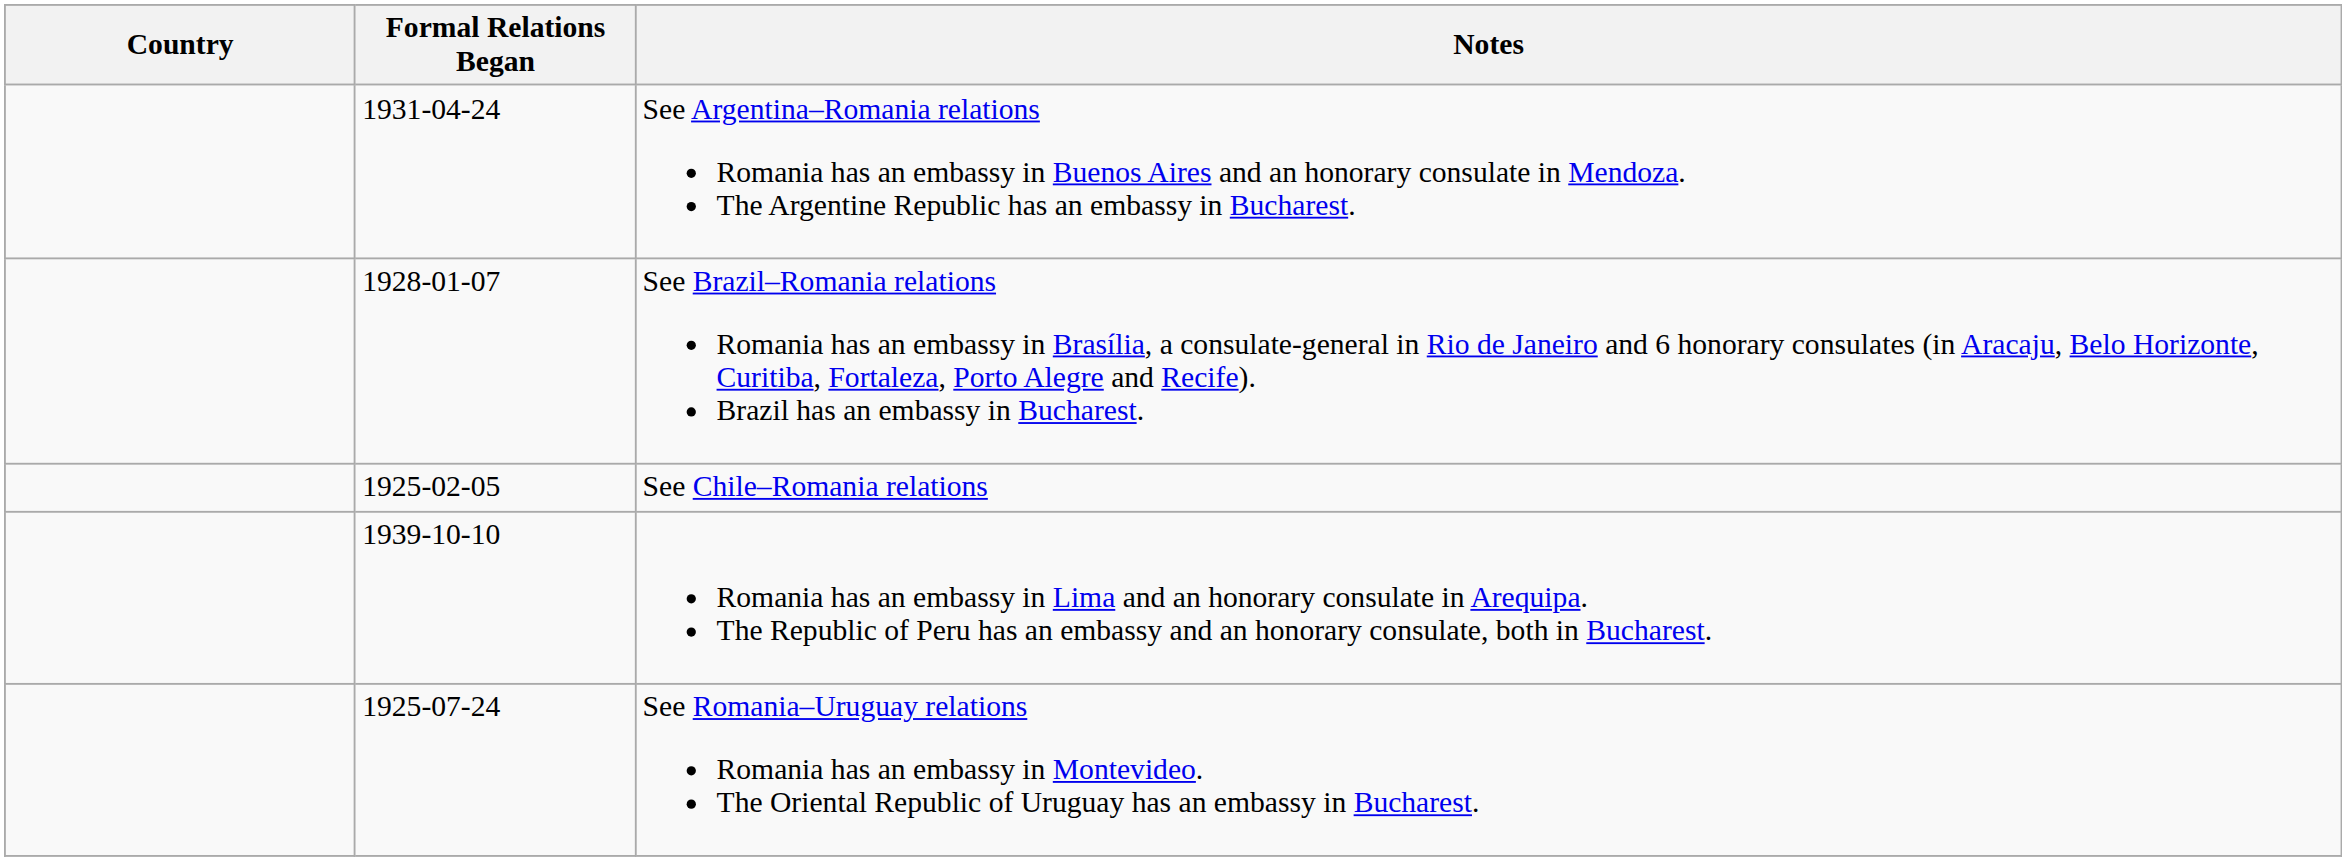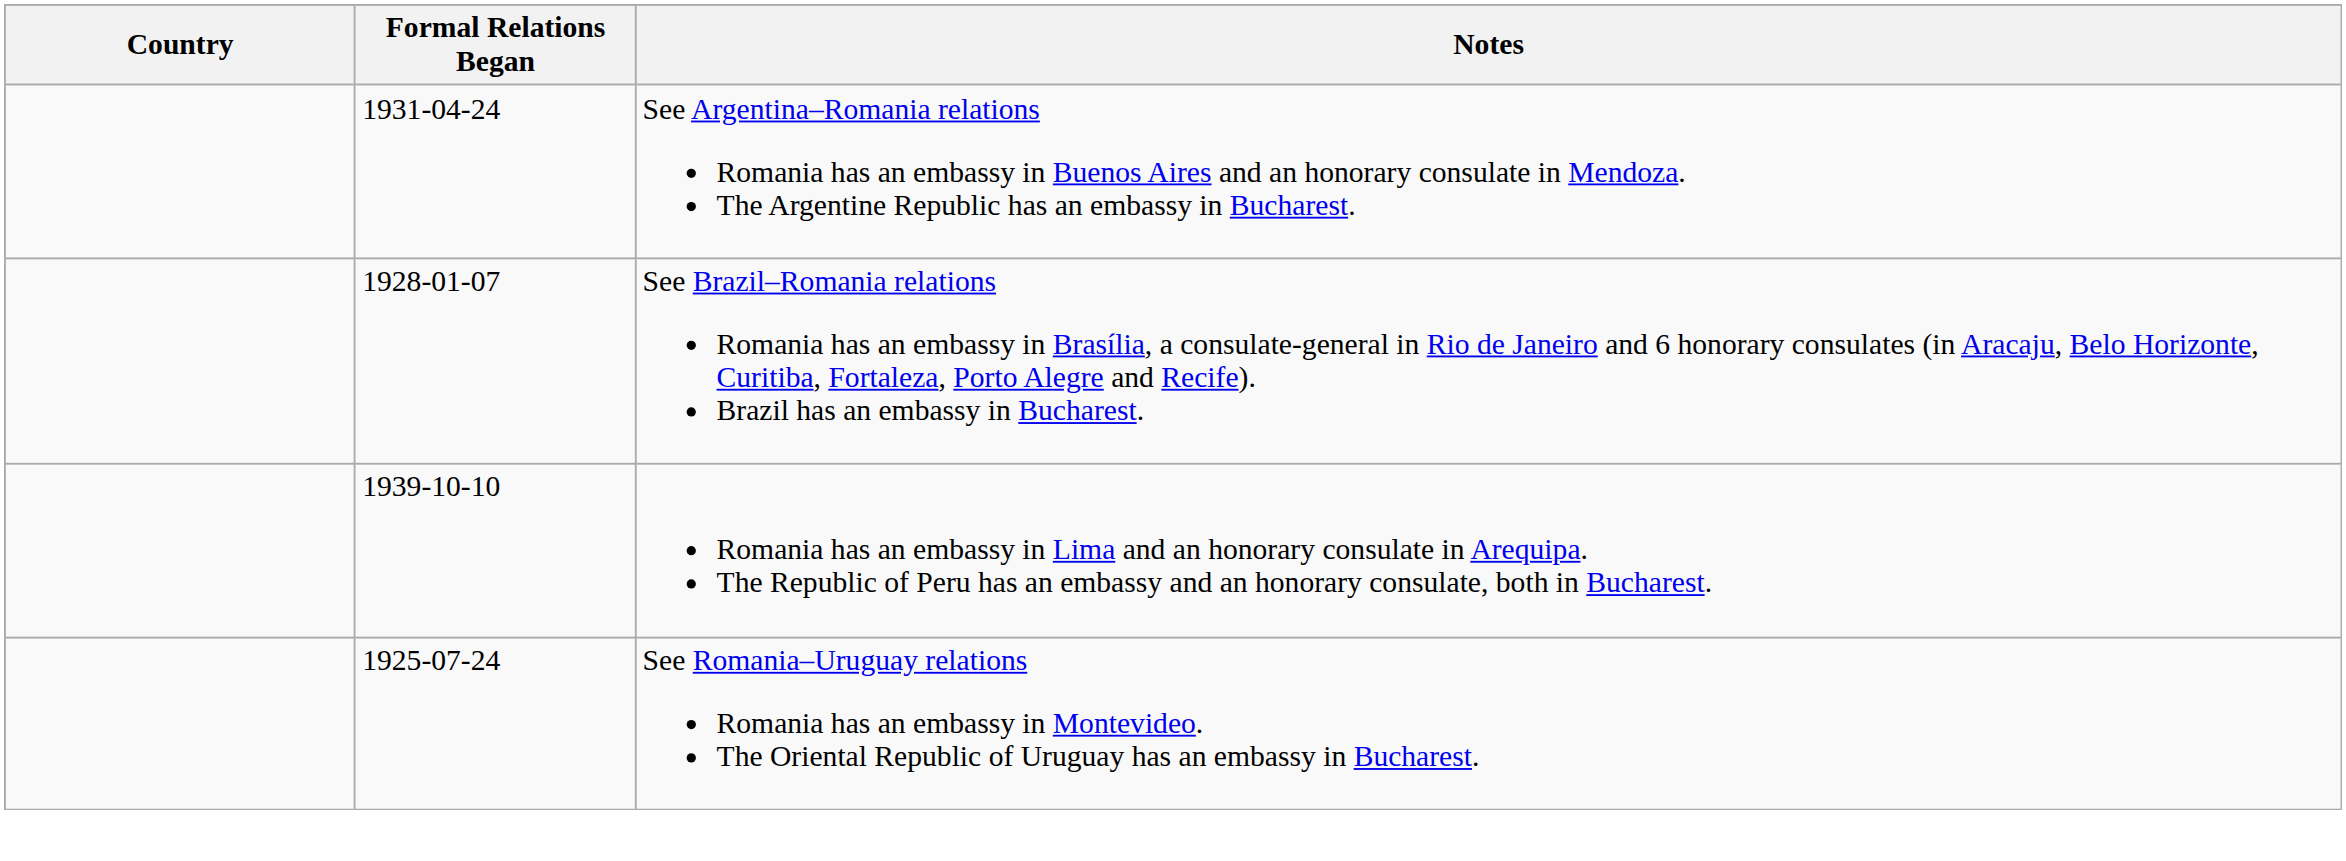- row: (815, 487)
